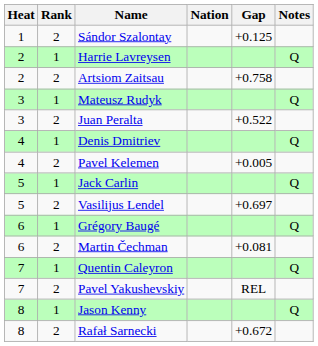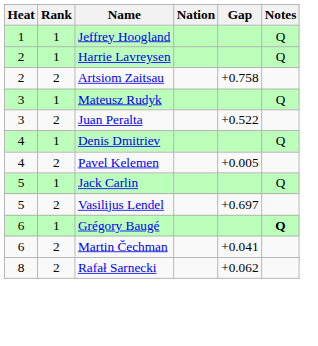+ row: (124, 36)
- row: (125, 36)
(294, 225) normal -> (281, 225) bold
(254, 246) +0.081 -> (240, 246) +0.041
- row: (125, 267)
- row: (131, 288)
- row: (112, 309)
(254, 330) +0.672 -> (240, 267) +0.062
